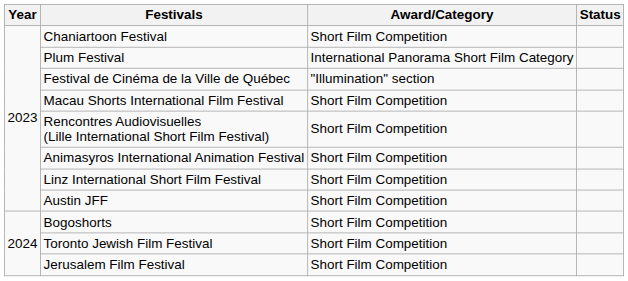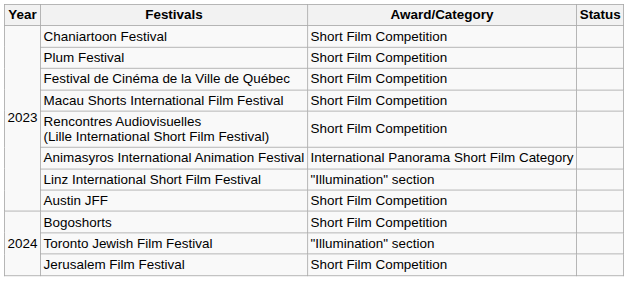(442, 57) International Panorama Short Film Category -> (379, 57) Short Film Competition
(372, 79) "Illumination" section -> (379, 79) Short Film Competition
(379, 158) Short Film Competition -> (442, 158) International Panorama Short Film Category
(379, 179) Short Film Competition -> (372, 179) "Illumination" section
(379, 243) Short Film Competition -> (372, 243) "Illumination" section
